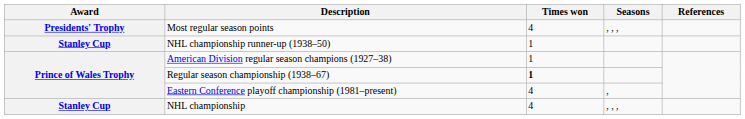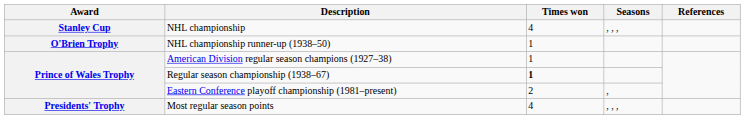rows swapped: (206, 106) <-> (220, 28)
(84, 43) Stanley Cup -> (84, 43) O'Brien Trophy
(531, 91) 4 -> (531, 91) 2
